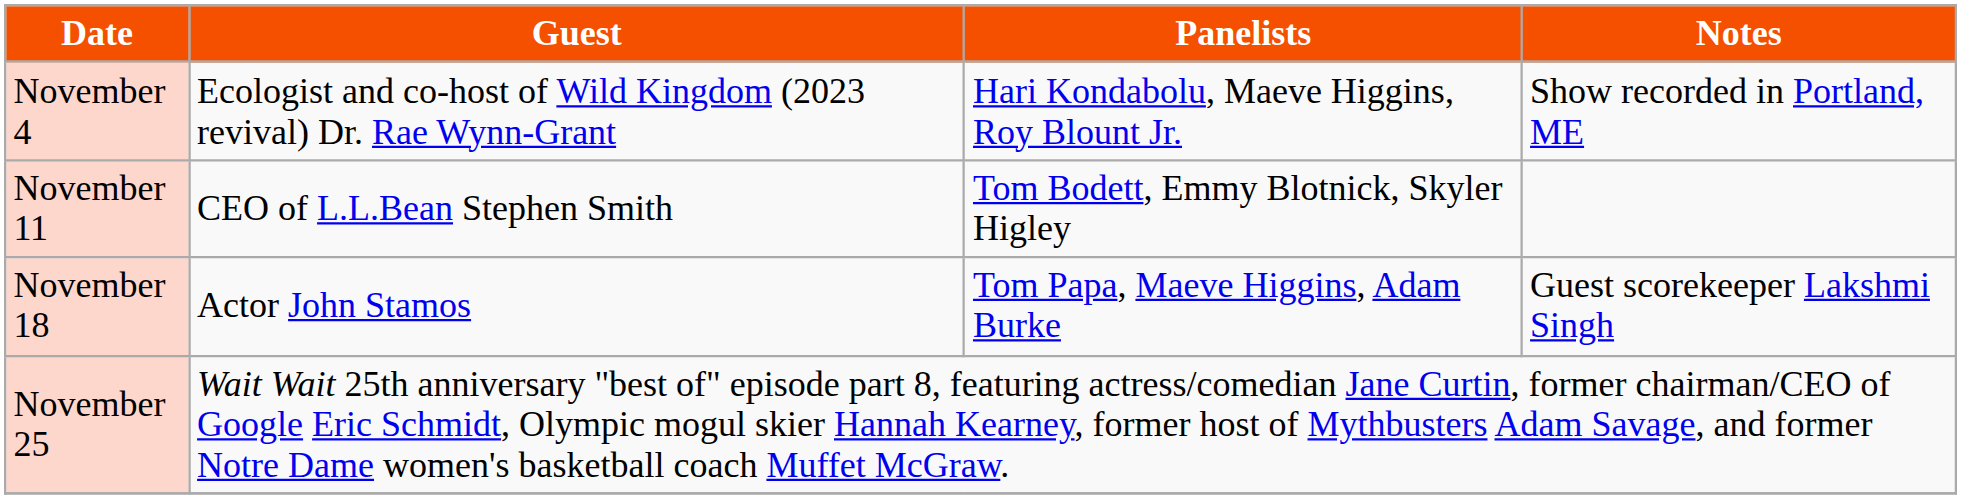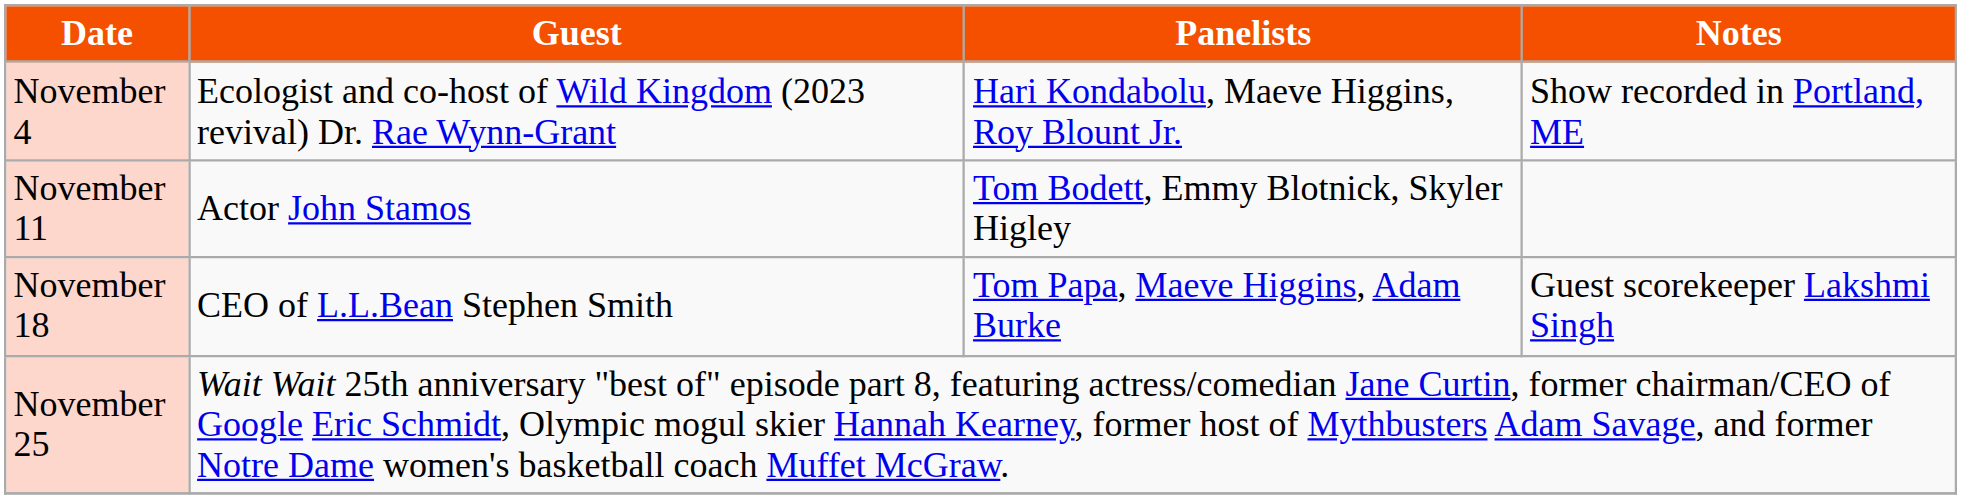(435, 207) CEO of L.L.Bean Stephen Smith -> (334, 207) Actor John Stamos
(334, 305) Actor John Stamos -> (435, 305) CEO of L.L.Bean Stephen Smith
